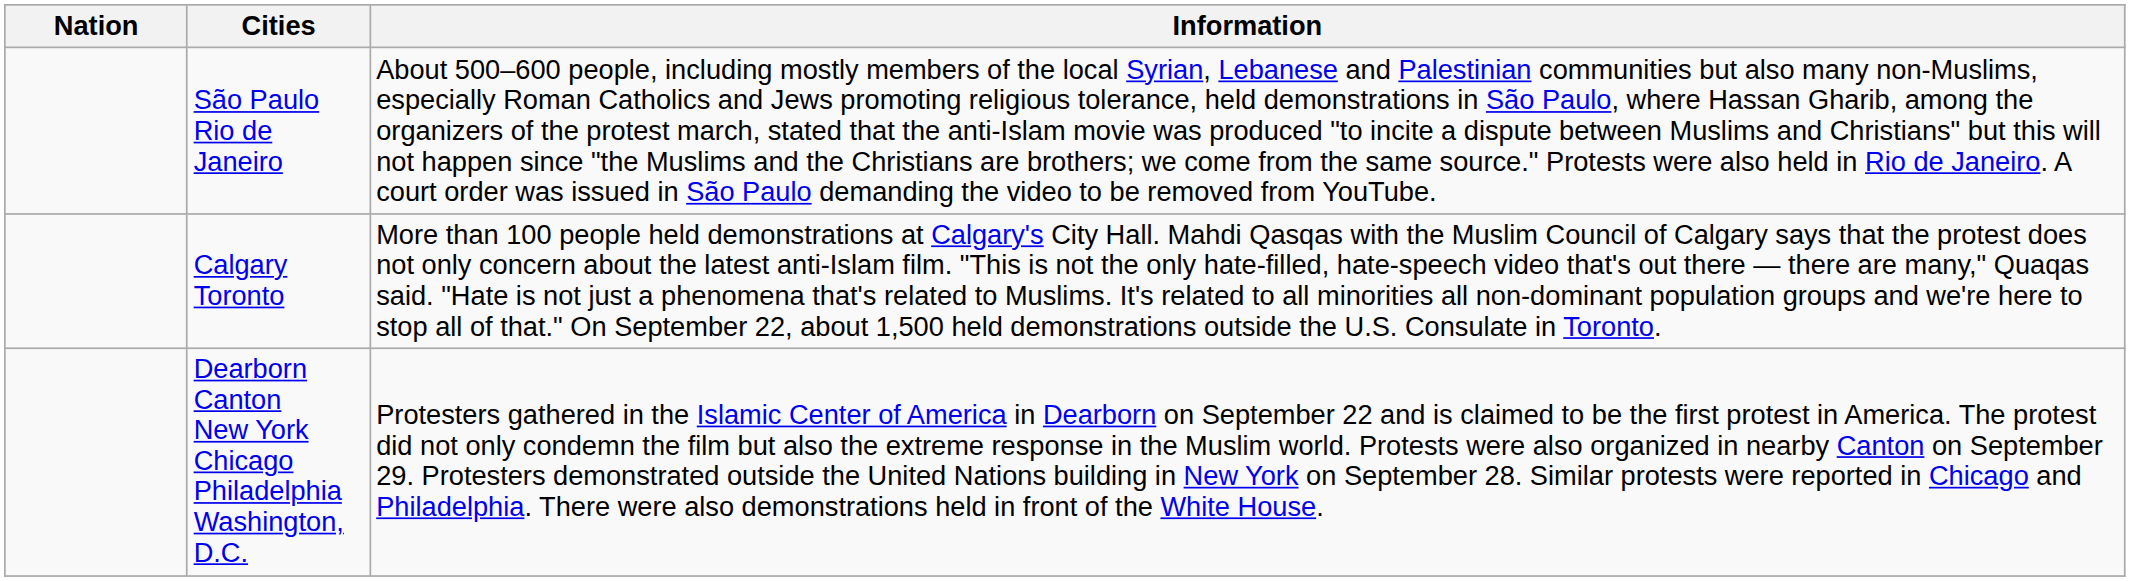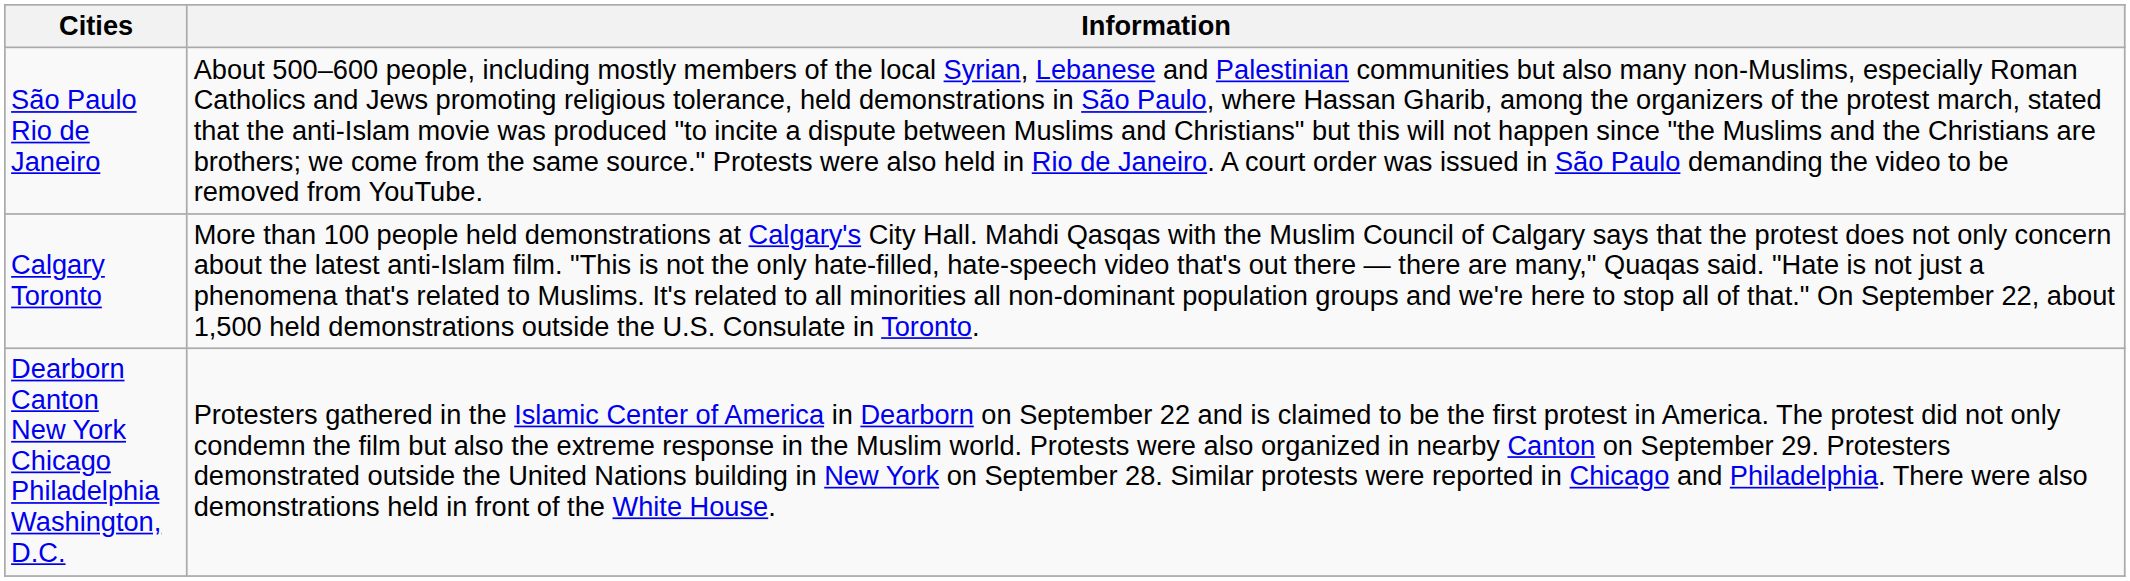- column: (96, 26)
